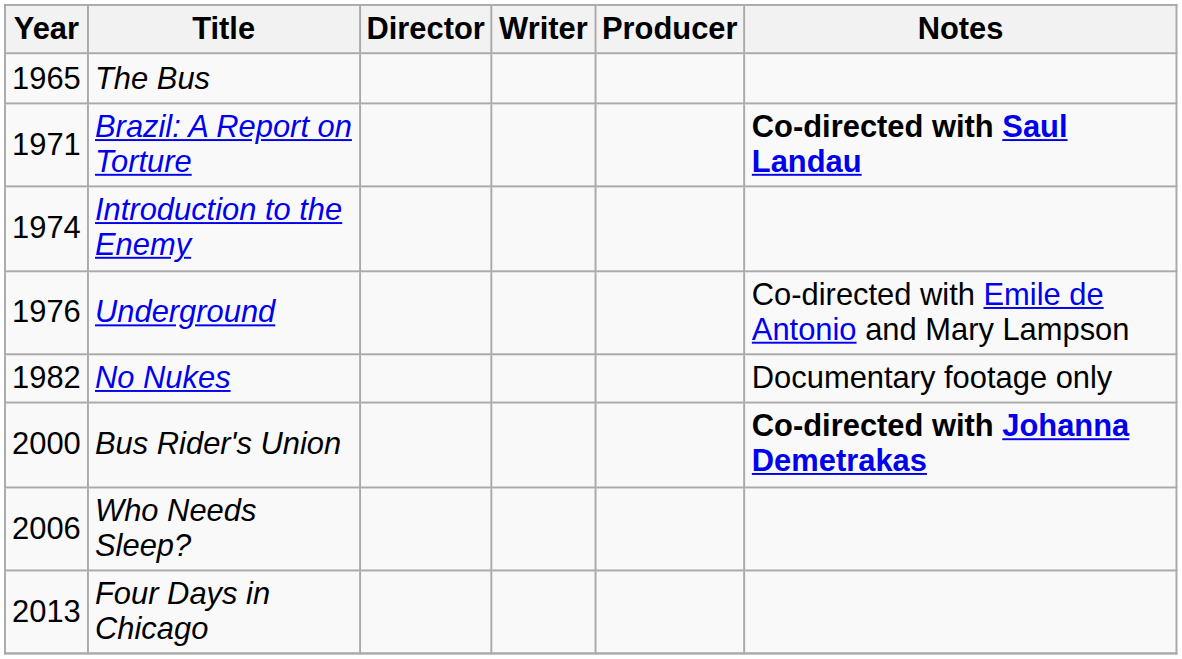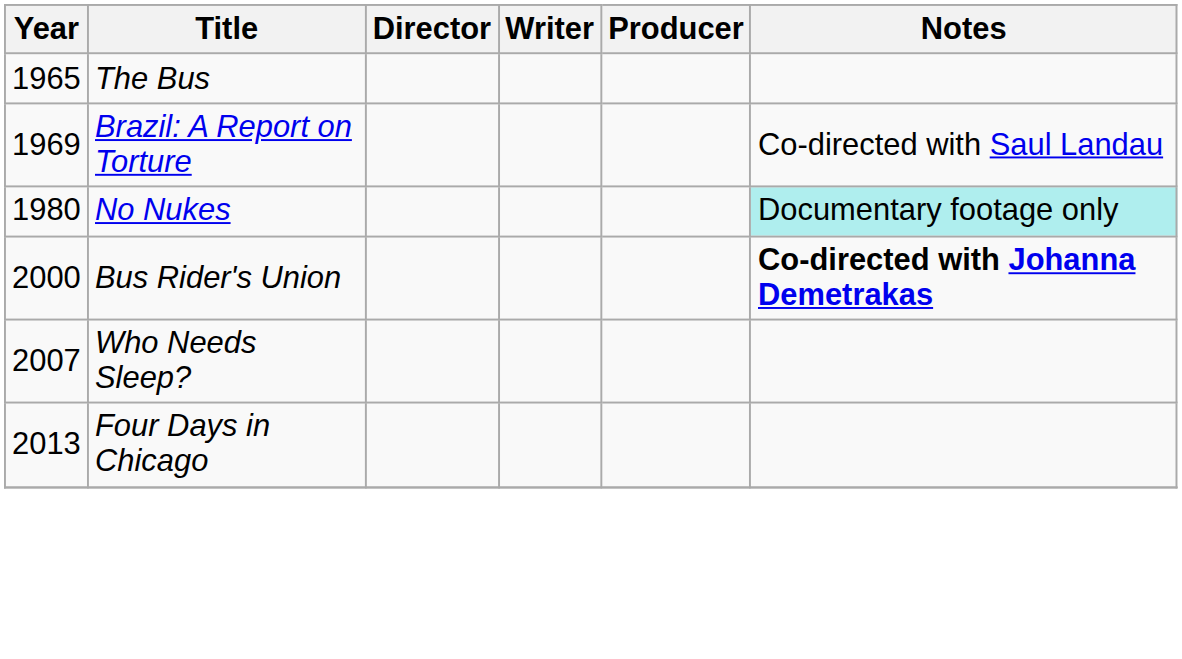(46, 144) 1971 -> (46, 144) 1969
(910, 144) bold -> (961, 144) normal
- row: (219, 228)
- row: (185, 311)
(46, 378) 1982 -> (46, 210) 1980
(932, 378) no background -> (938, 210) paleturquoise background
(46, 528) 2006 -> (46, 360) 2007
